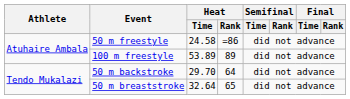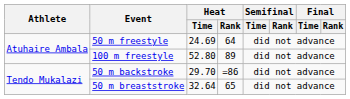(202, 41) 24.58 -> (202, 41) 24.69
(230, 41) =86 -> (230, 41) 64
(202, 56) 53.89 -> (202, 56) 52.80
(230, 71) 64 -> (230, 71) =86
